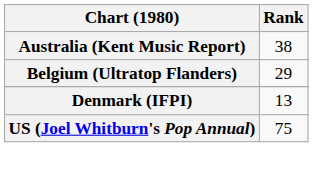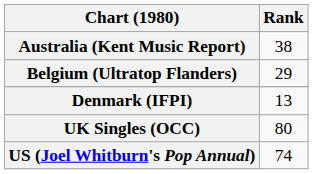+ row: (132, 127)
(283, 127) 75 -> (283, 155) 74
